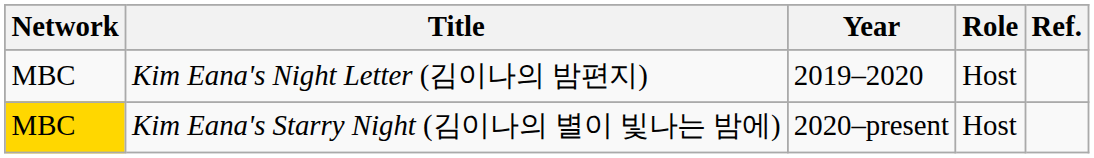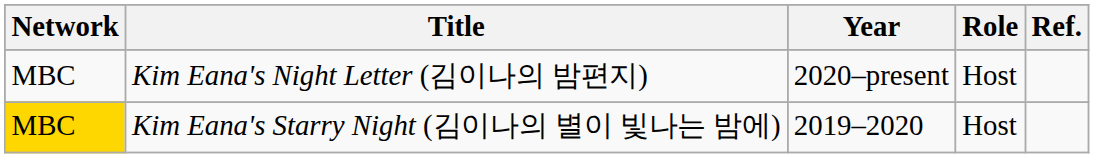(859, 75) 2019–2020 -> (871, 75) 2020–present
(871, 126) 2020–present -> (859, 126) 2019–2020
